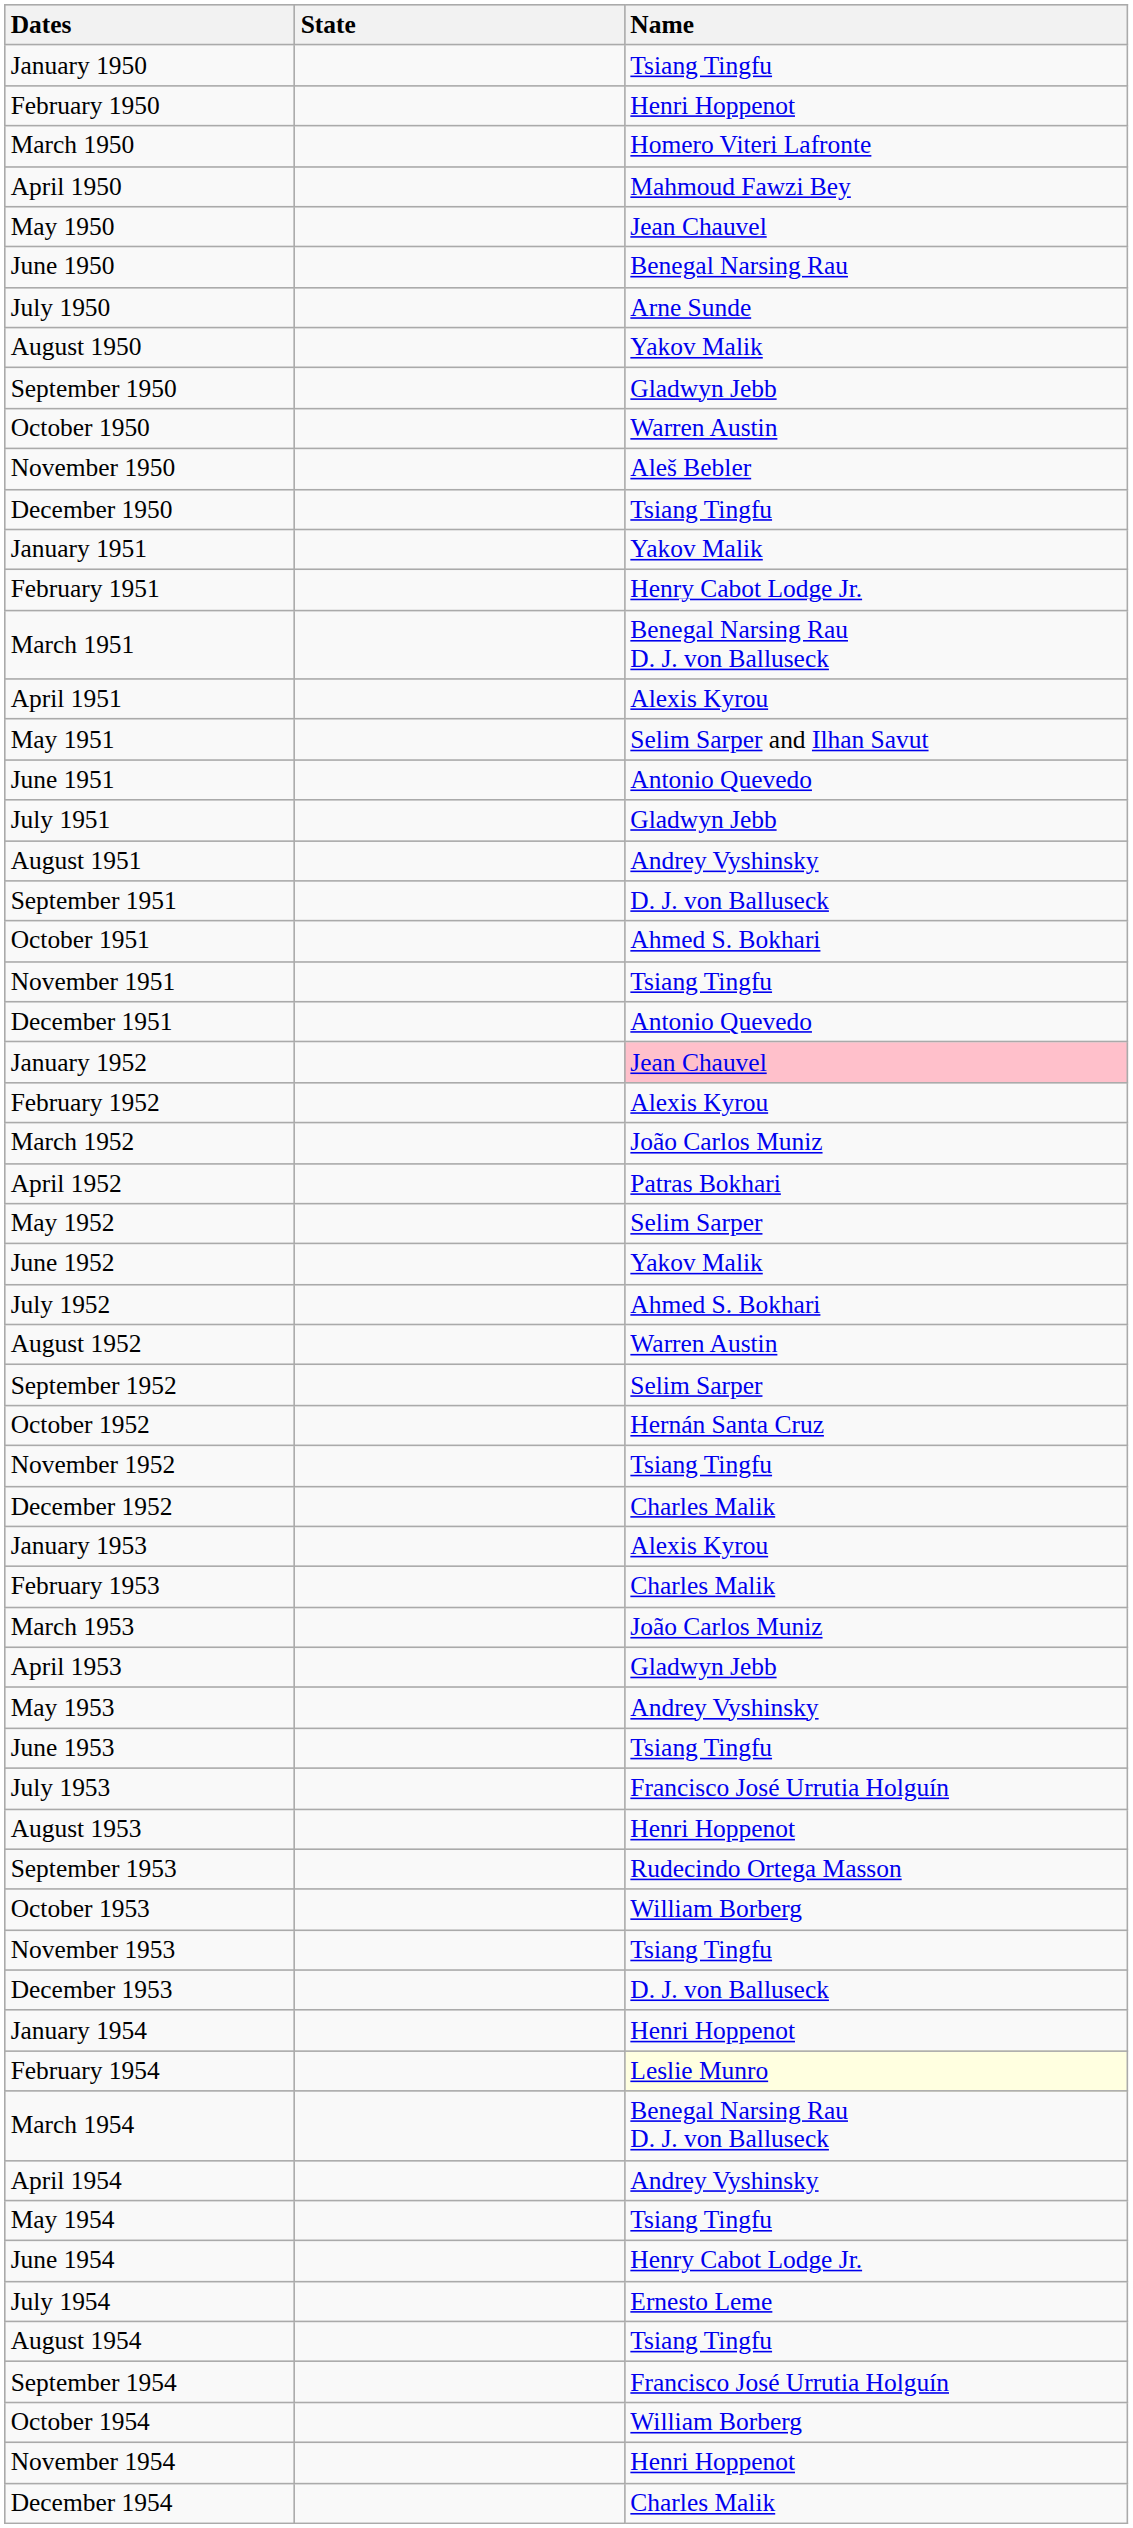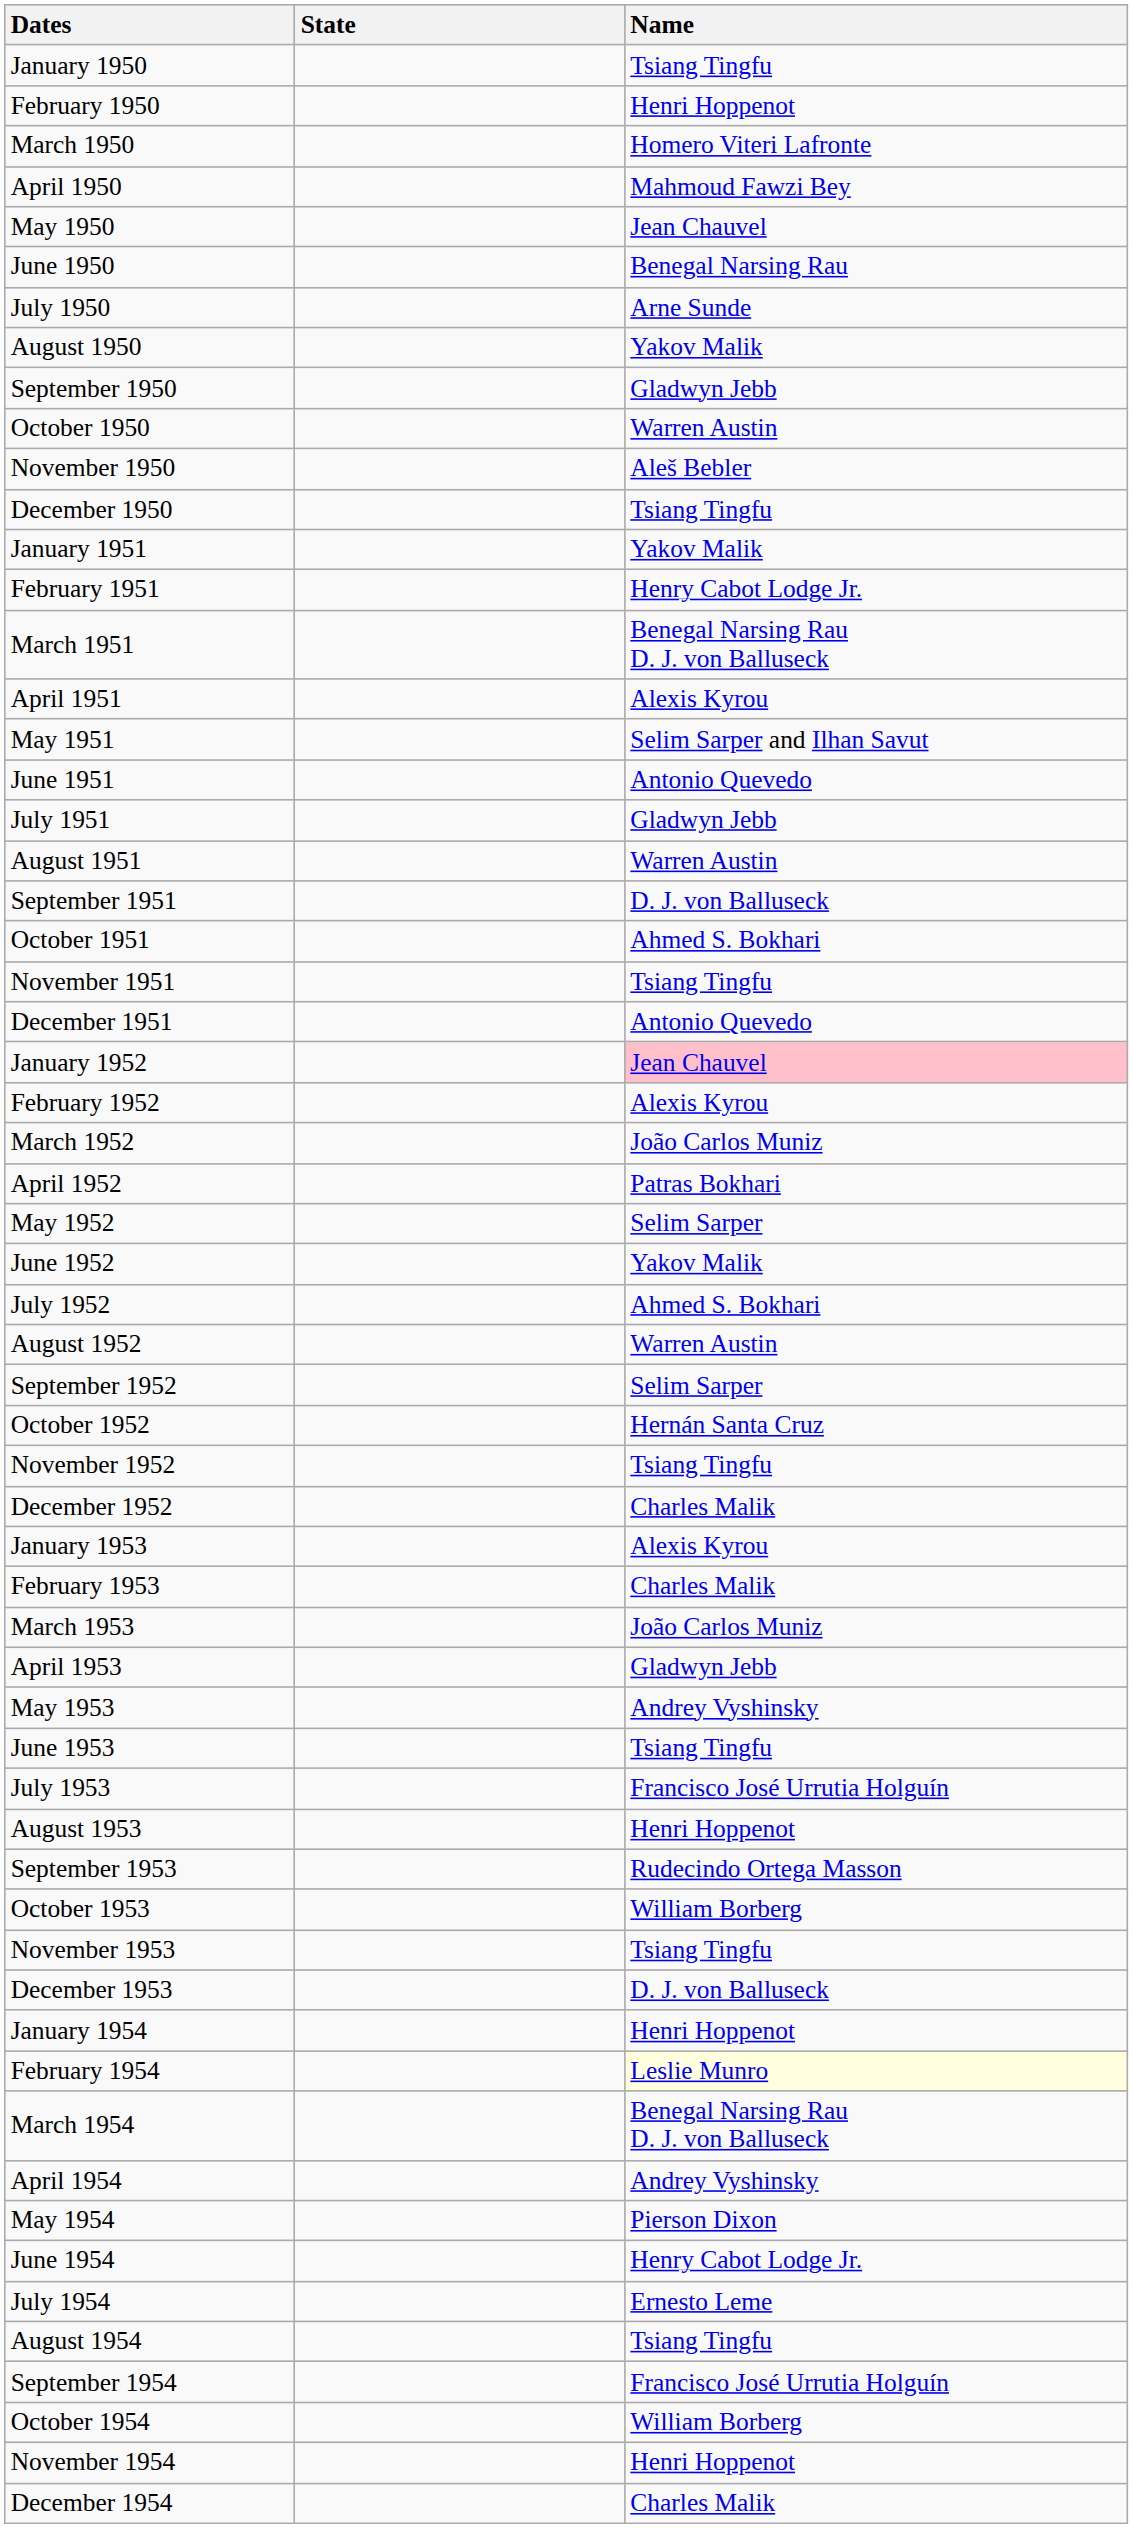(724, 860) Andrey Vyshinsky -> (704, 860) Warren Austin
(701, 2220) Tsiang Tingfu -> (704, 2220) Pierson Dixon
